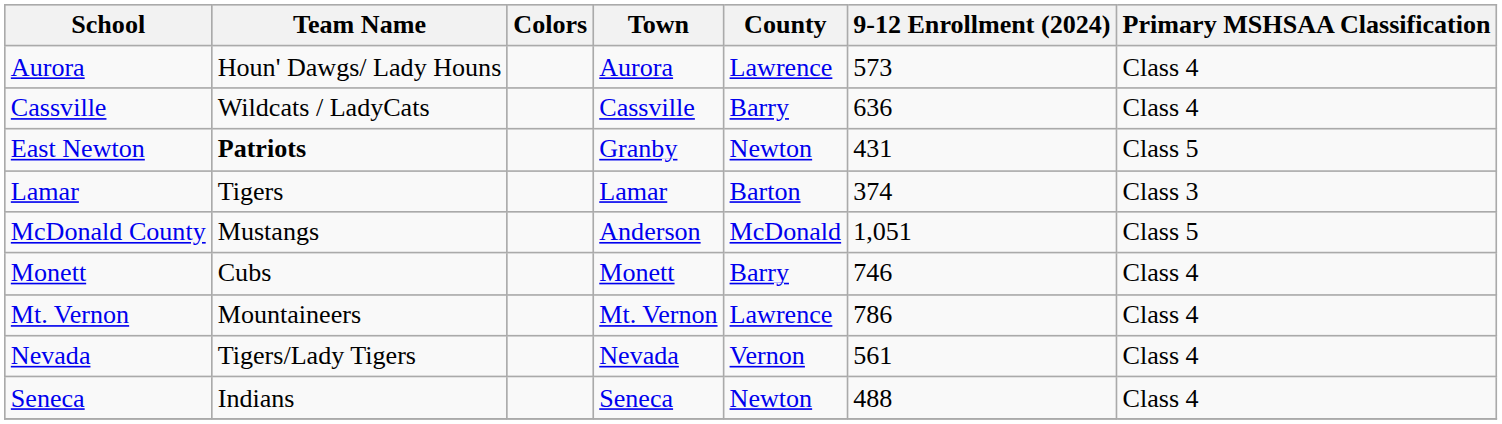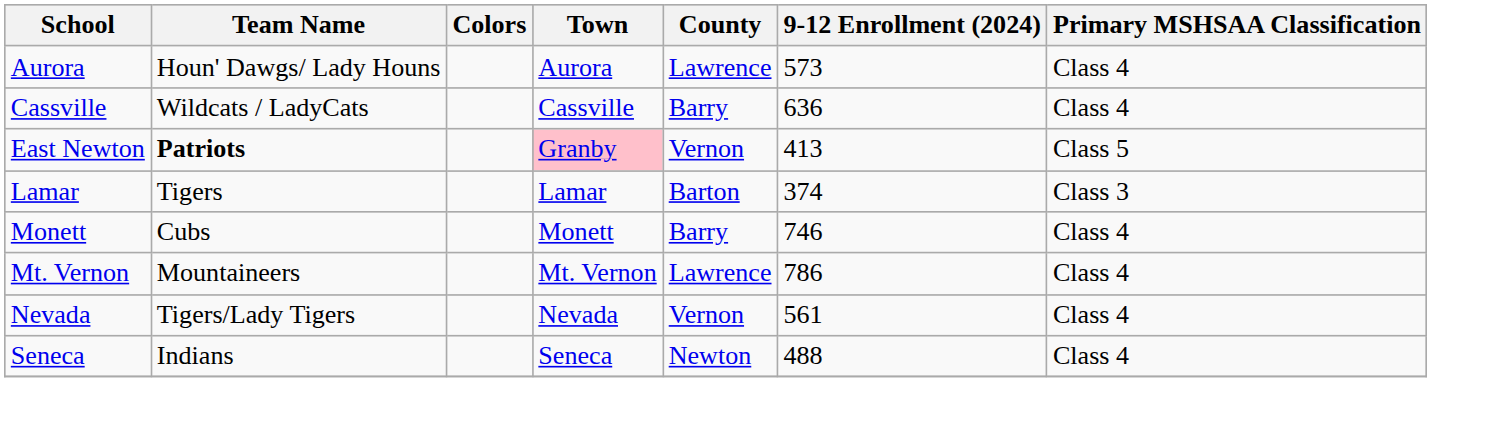(638, 149) no background -> (577, 149) pink background
(771, 149) Newton -> (706, 149) Vernon
(873, 149) 431 -> (803, 149) 413
- row: (108, 231)
